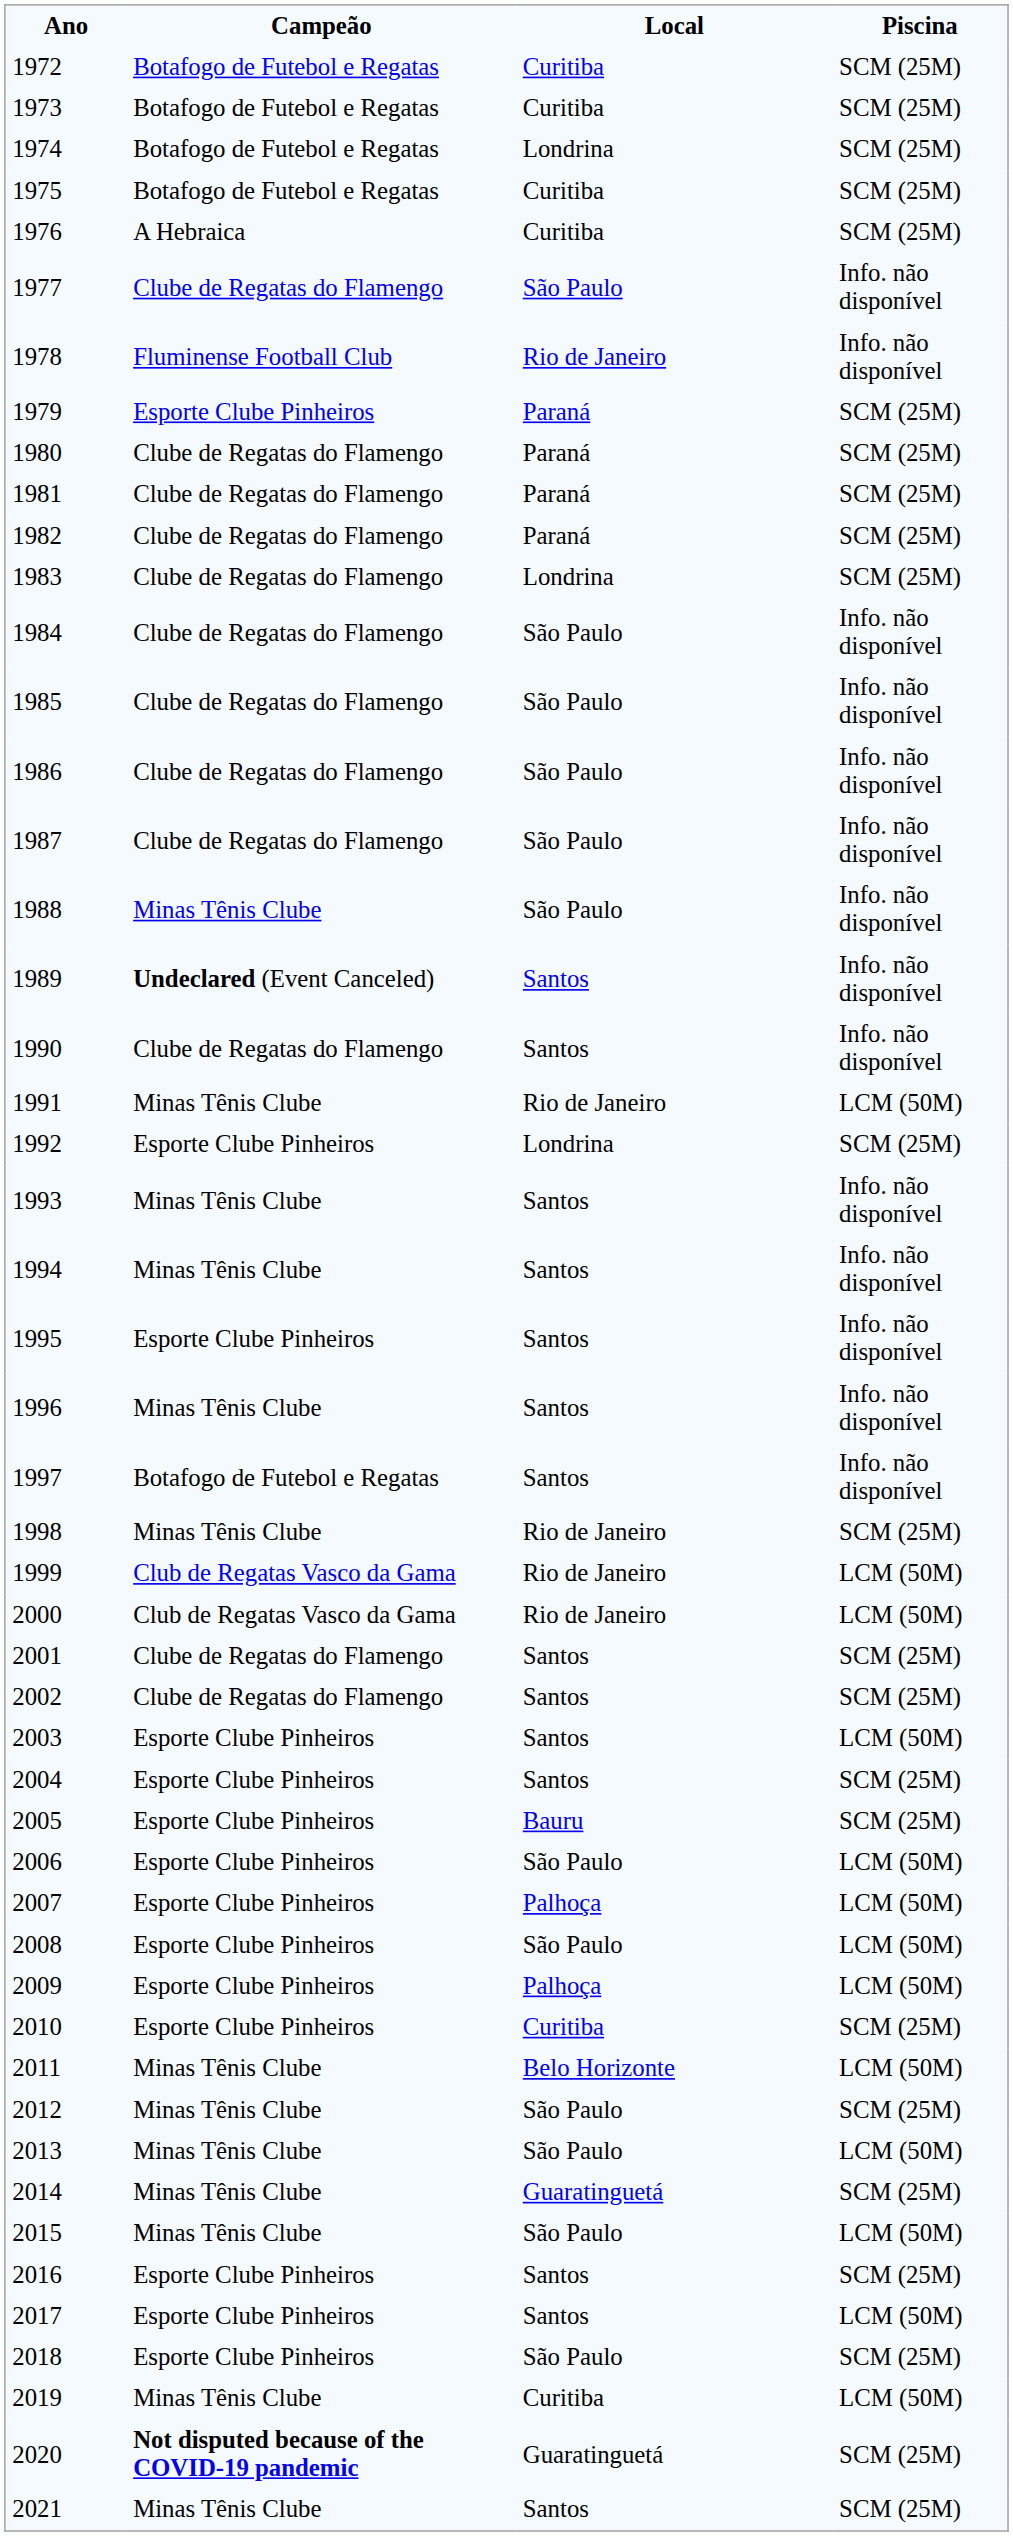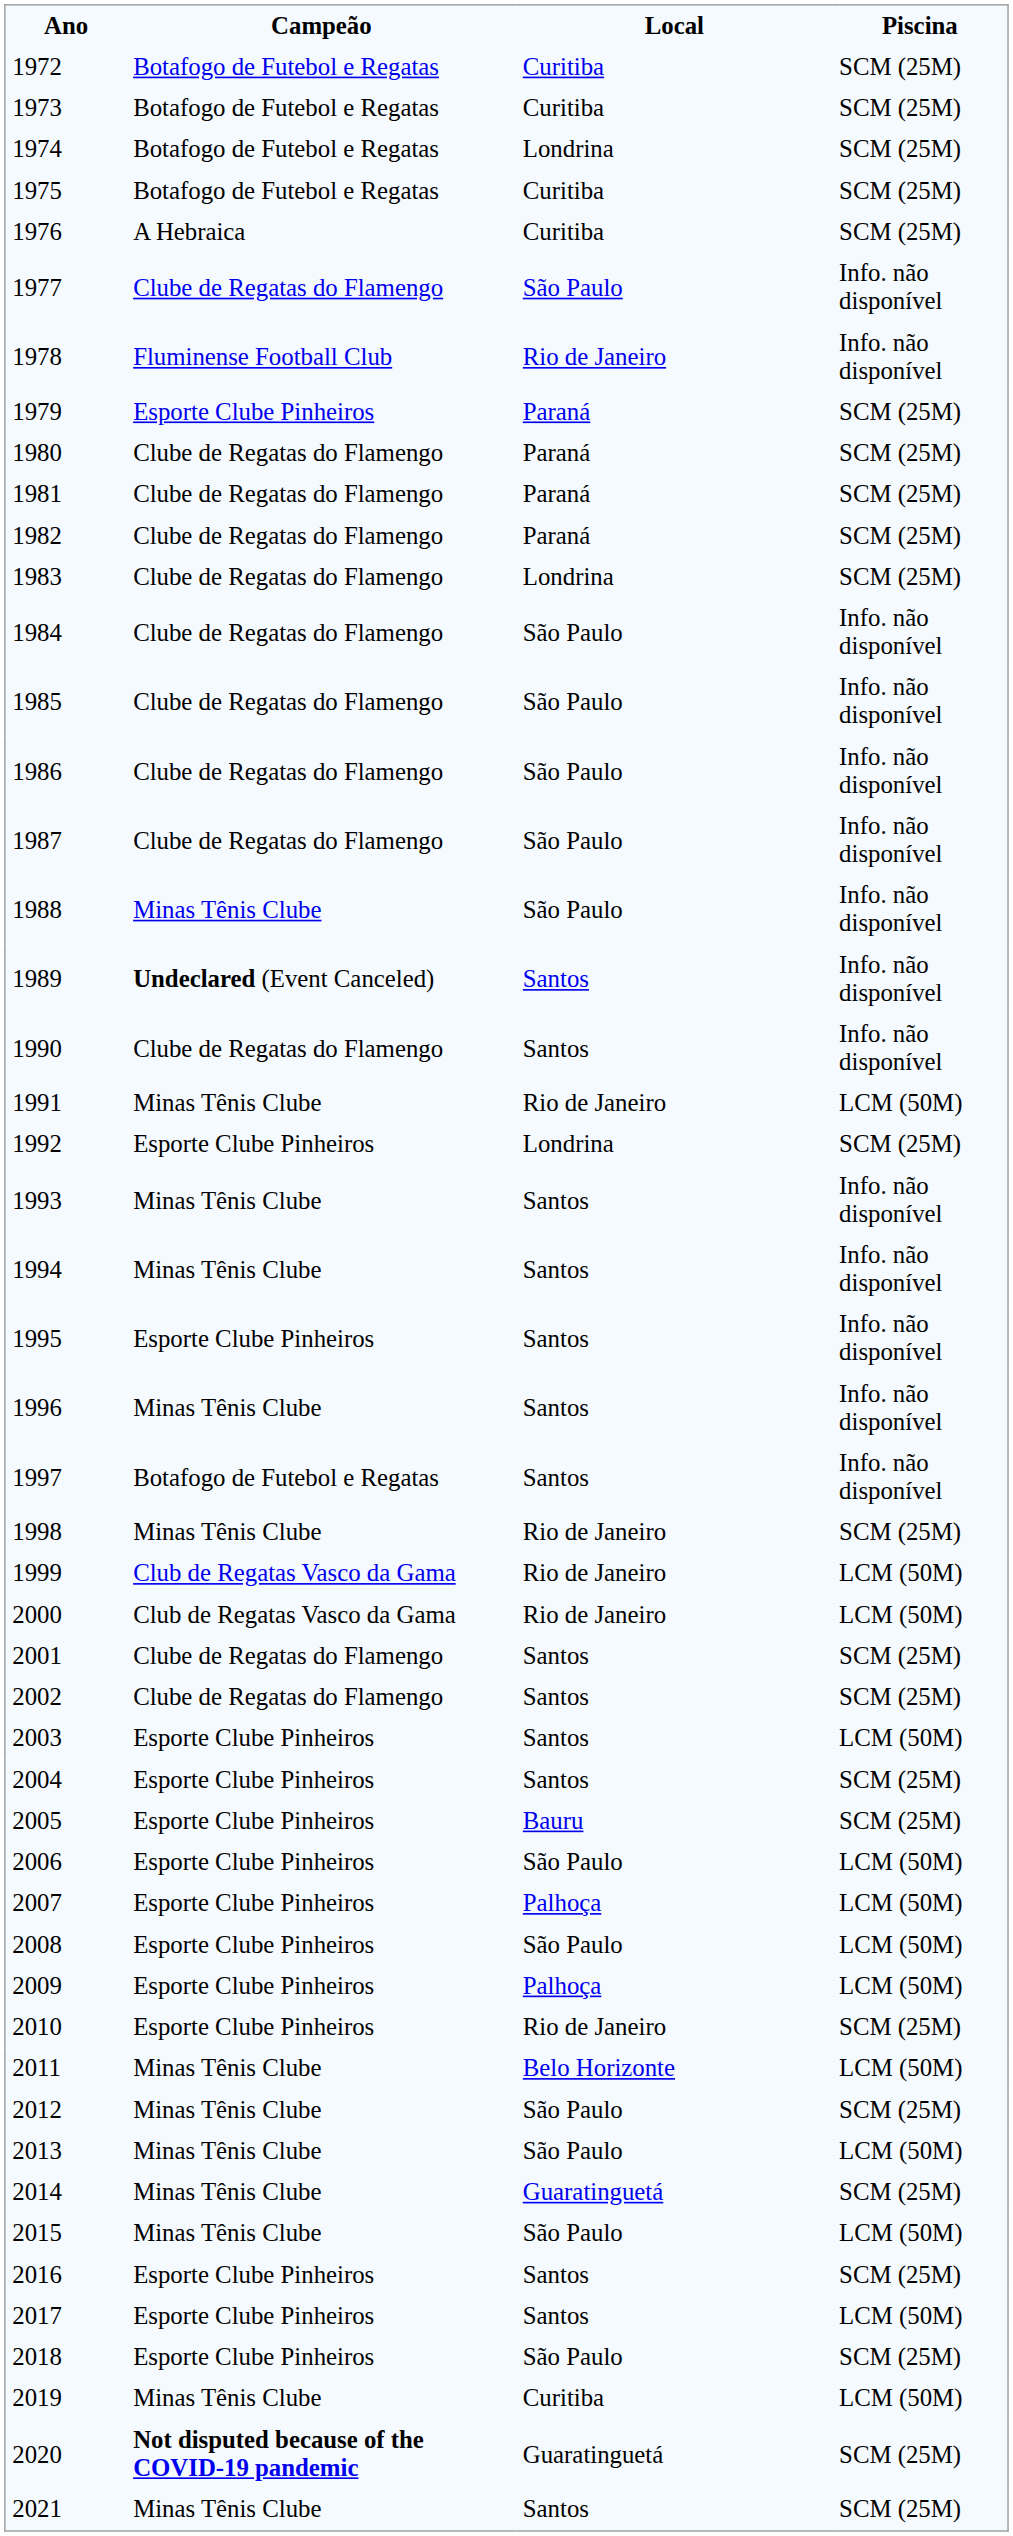(563, 2027) Curitiba -> (594, 2027) Rio de Janeiro
